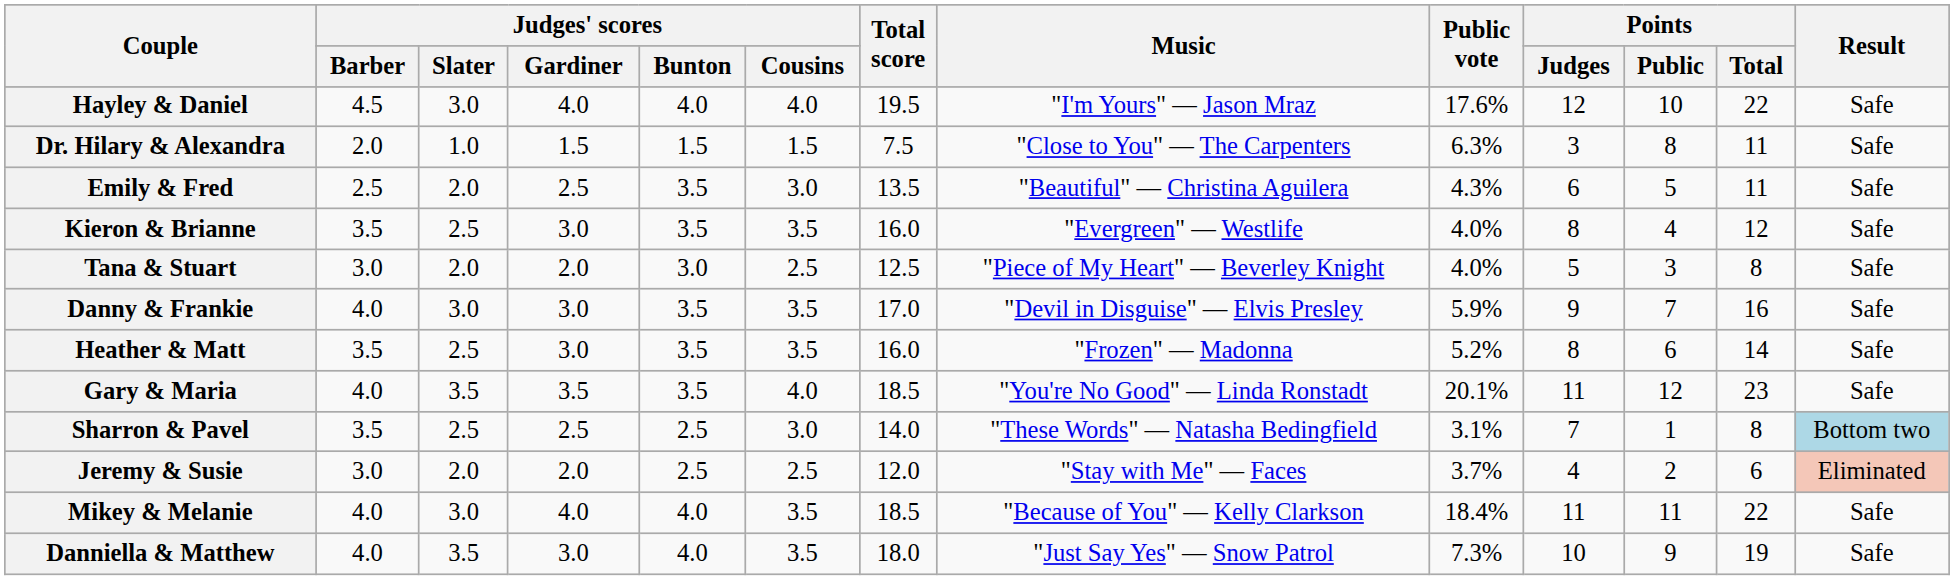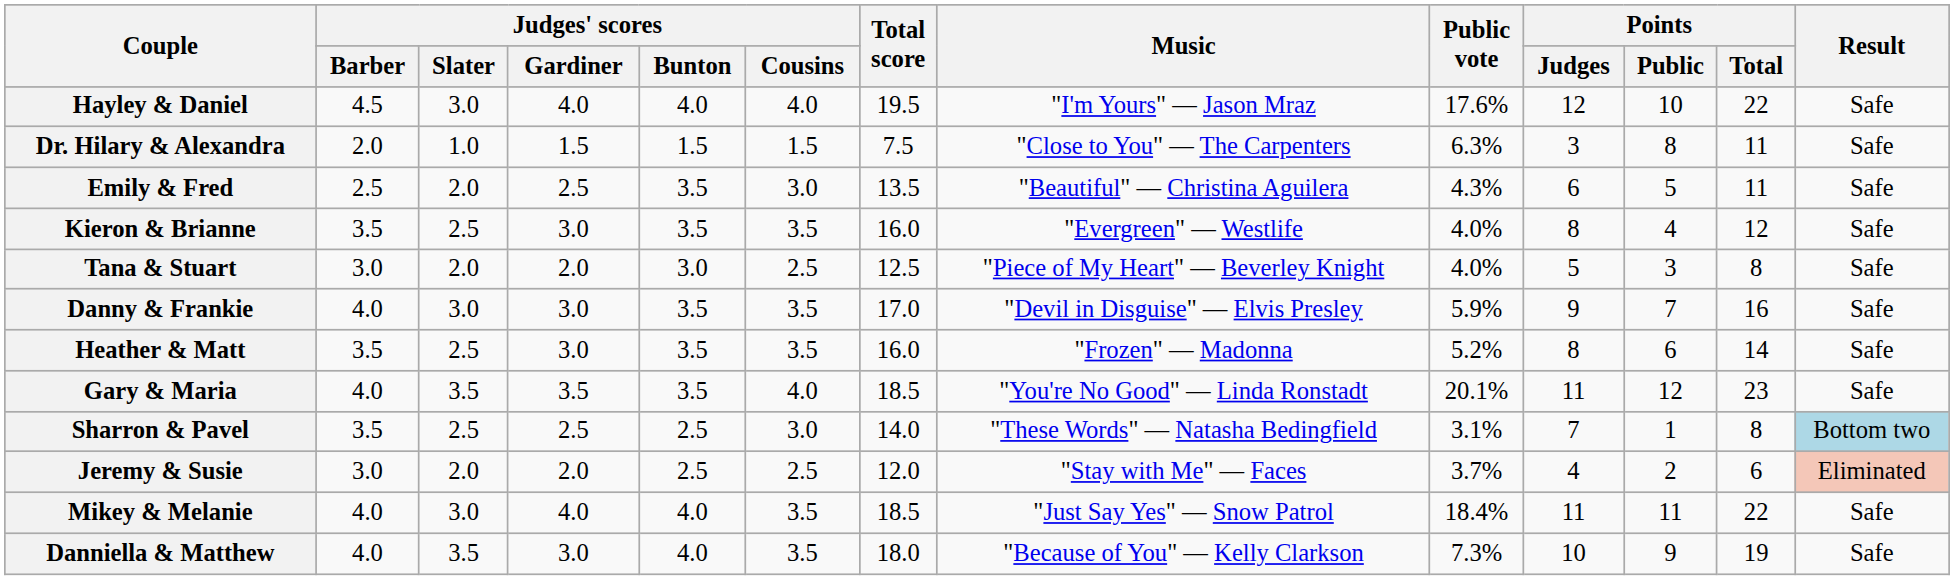(1184, 512) "Because of You" — Kelly Clarkson -> (1184, 512) "Just Say Yes" — Snow Patrol
(1184, 553) "Just Say Yes" — Snow Patrol -> (1184, 553) "Because of You" — Kelly Clarkson
